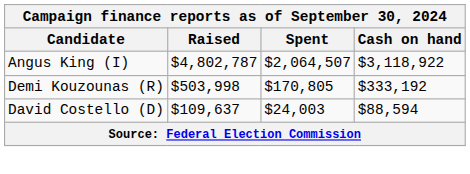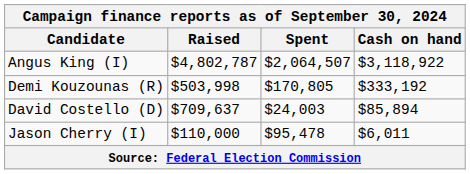(205, 110) $109,637 -> (205, 110) $709,637
(388, 110) $88,594 -> (388, 110) $85,894
+ row: (77, 134)
